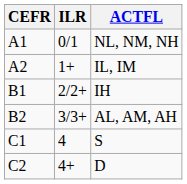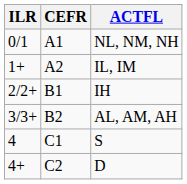columns swapped: (29, 16) <-> (72, 16)
